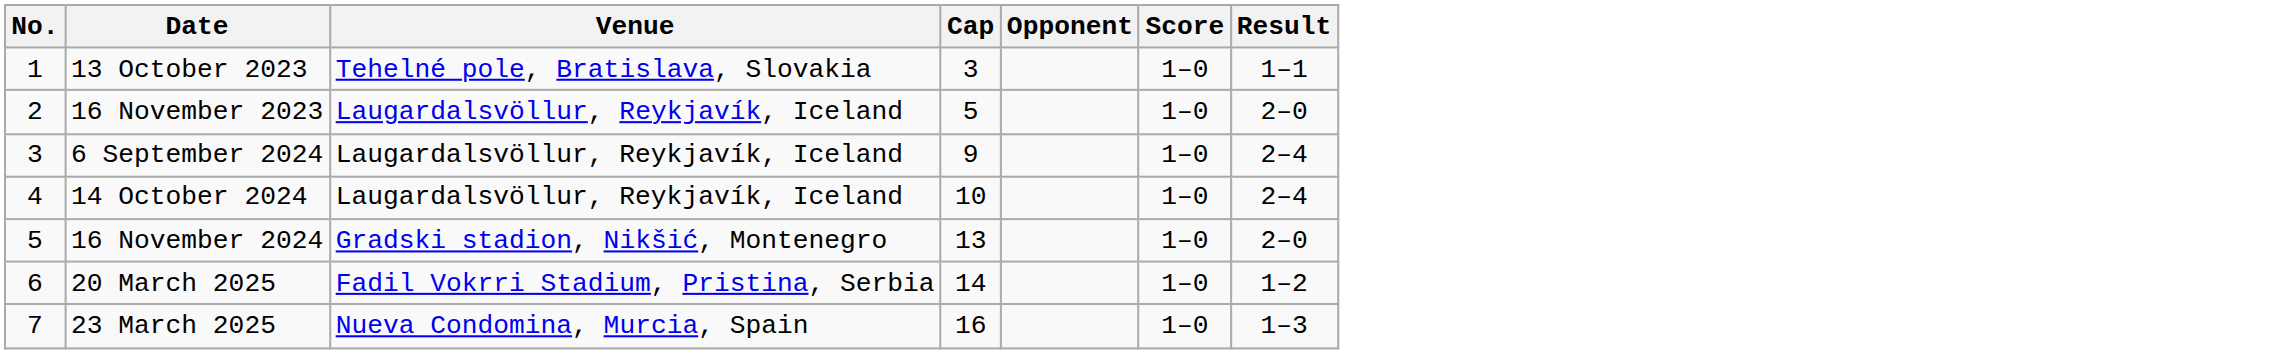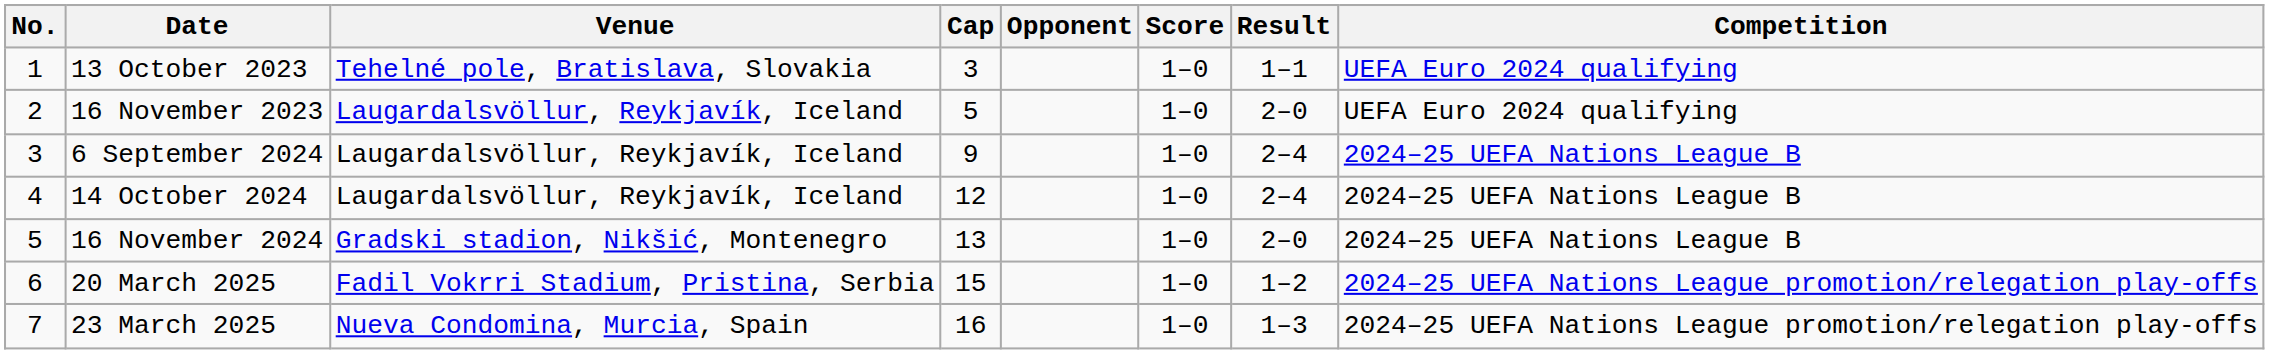+ column: (1801, 26)
(971, 198) 10 -> (971, 198) 12
(971, 283) 14 -> (971, 283) 15
